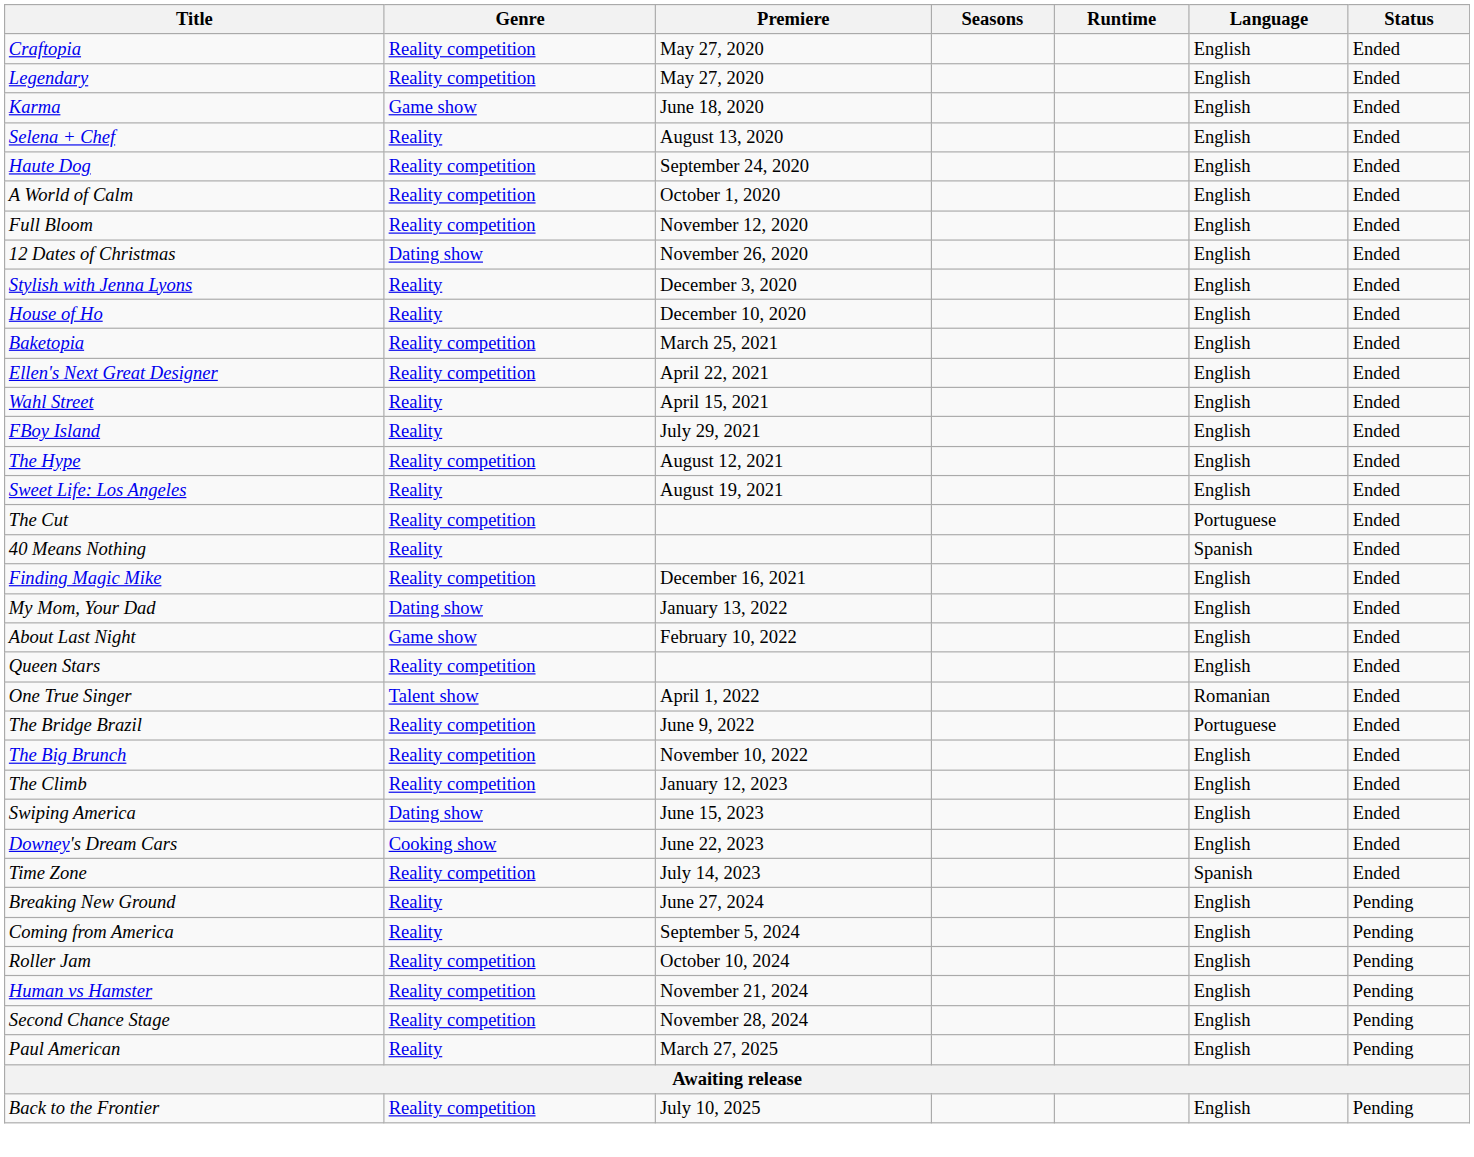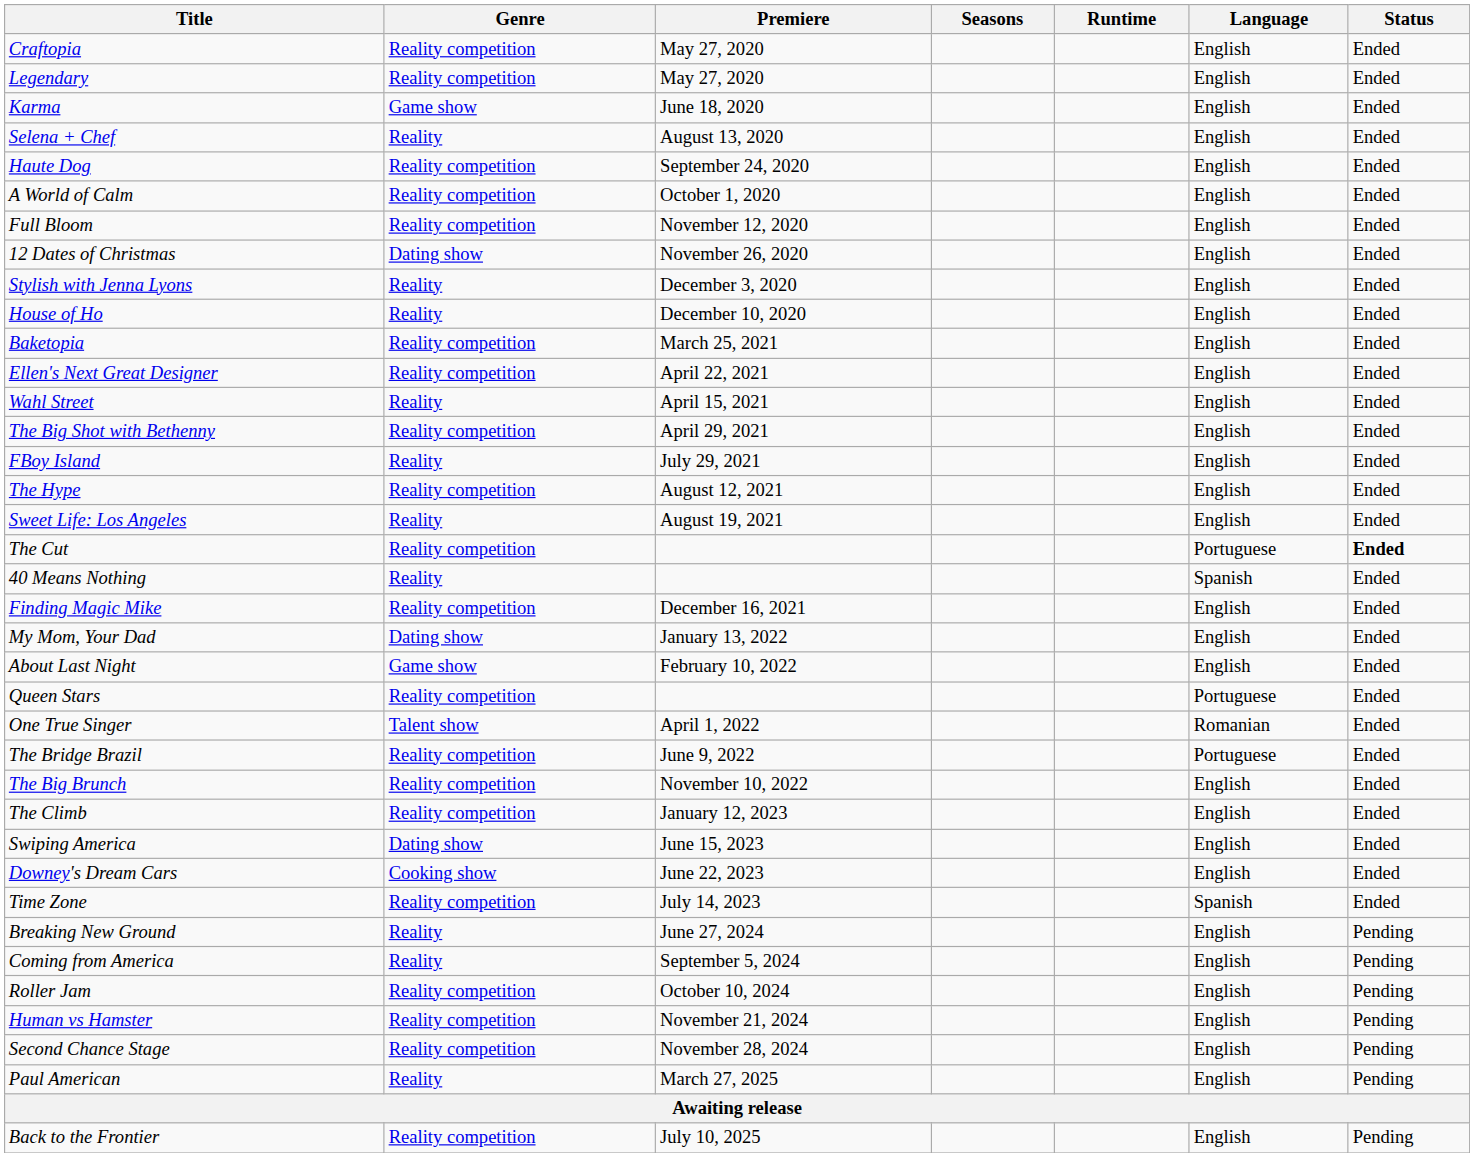+ row: (112, 431)
(1376, 519) normal -> (1378, 549) bold
(1222, 666) English -> (1235, 696) Portuguese
